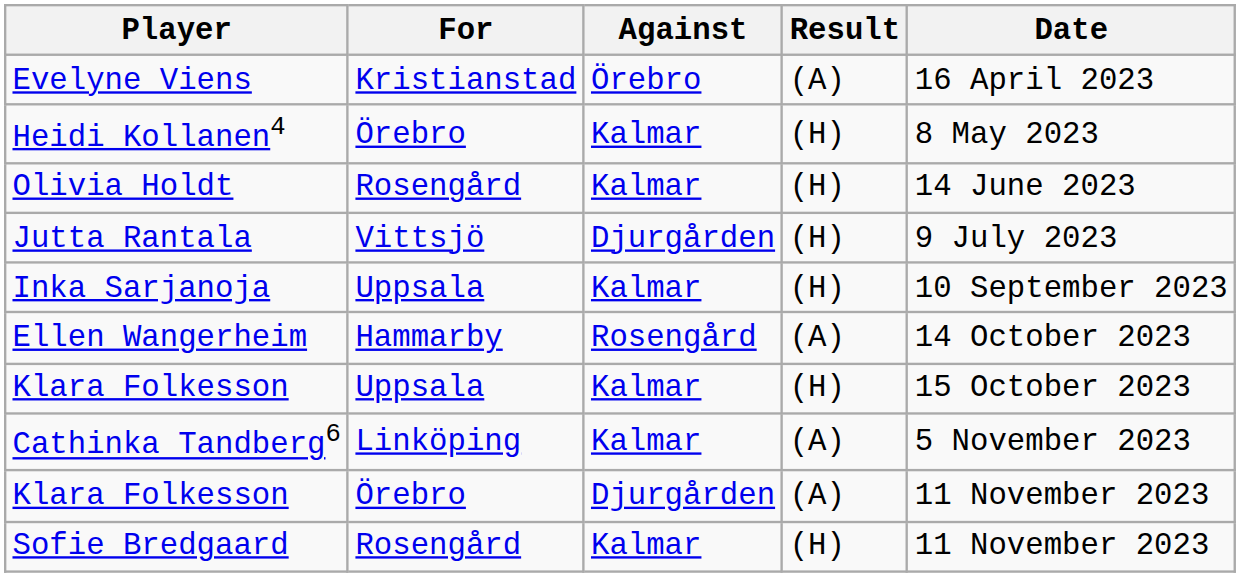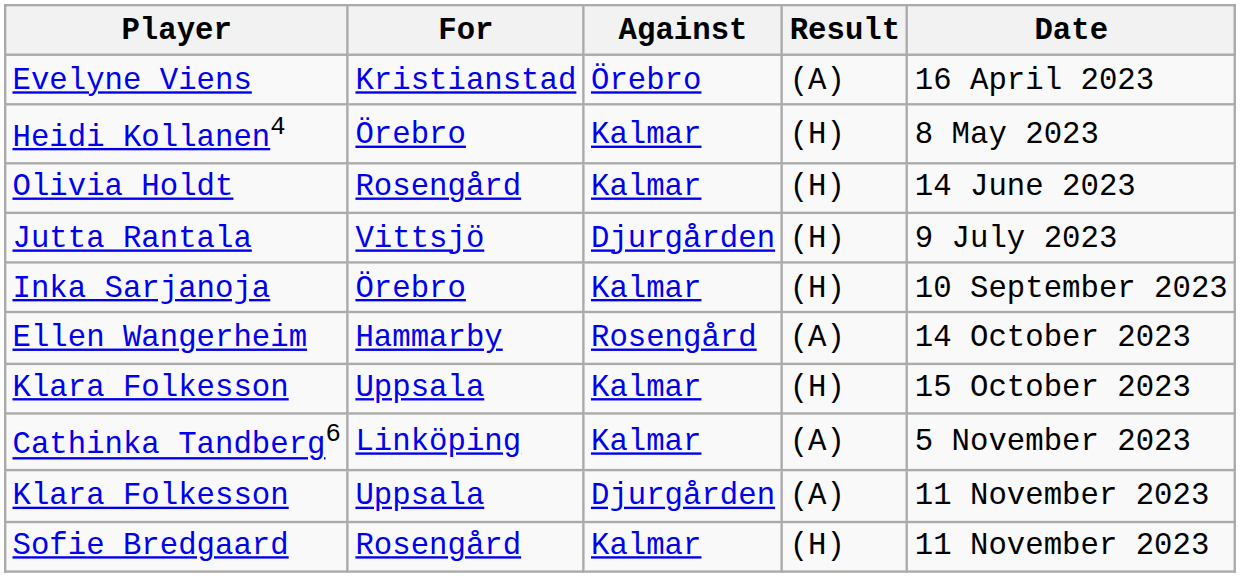(420, 288) Uppsala -> (411, 288) Örebro
(411, 496) Örebro -> (420, 496) Uppsala
